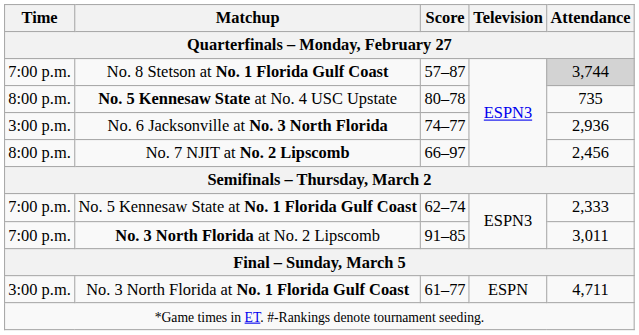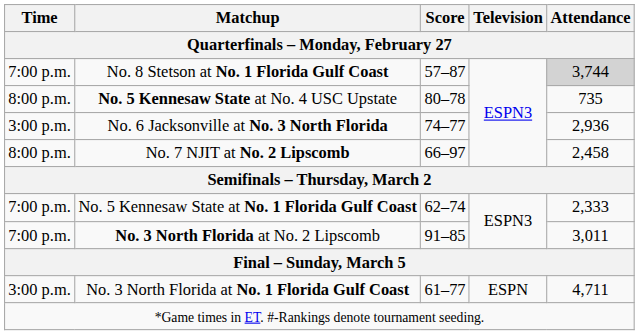(590, 153) 2,456 -> (590, 153) 2,458
